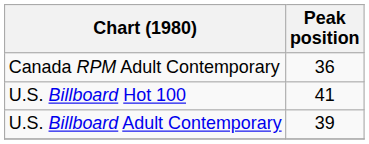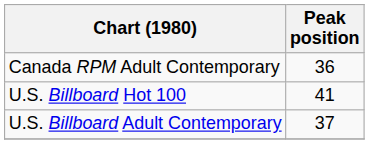(325, 124) 39 -> (325, 124) 37
